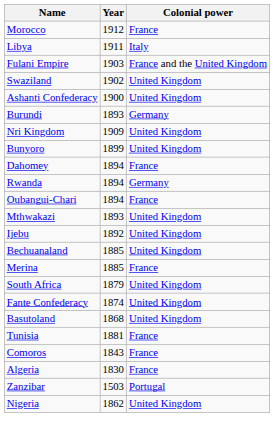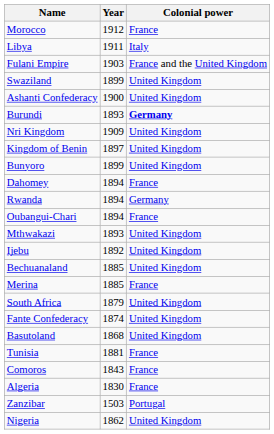(113, 81) 1902 -> (113, 81) 1899
(149, 115) normal -> (151, 115) bold
+ row: (47, 149)
